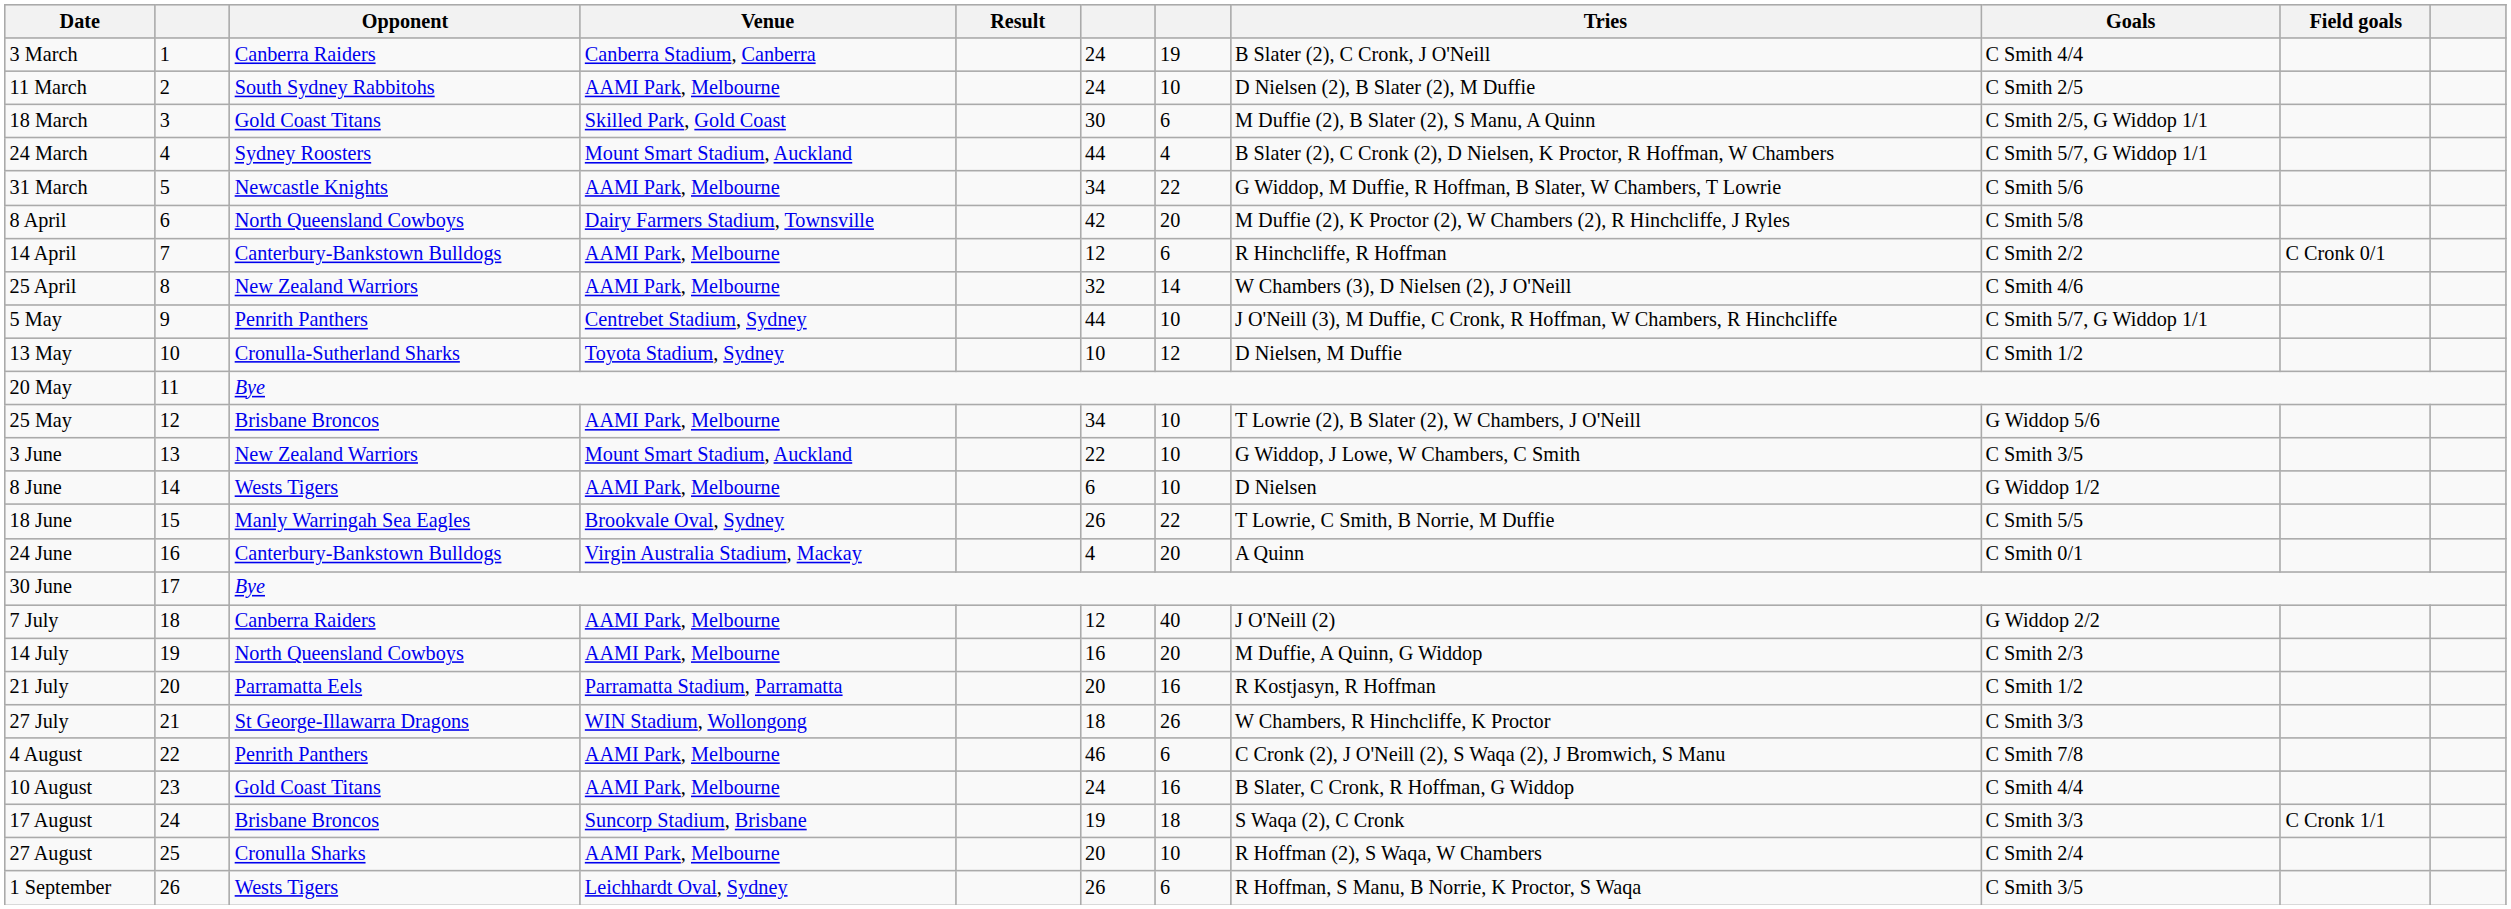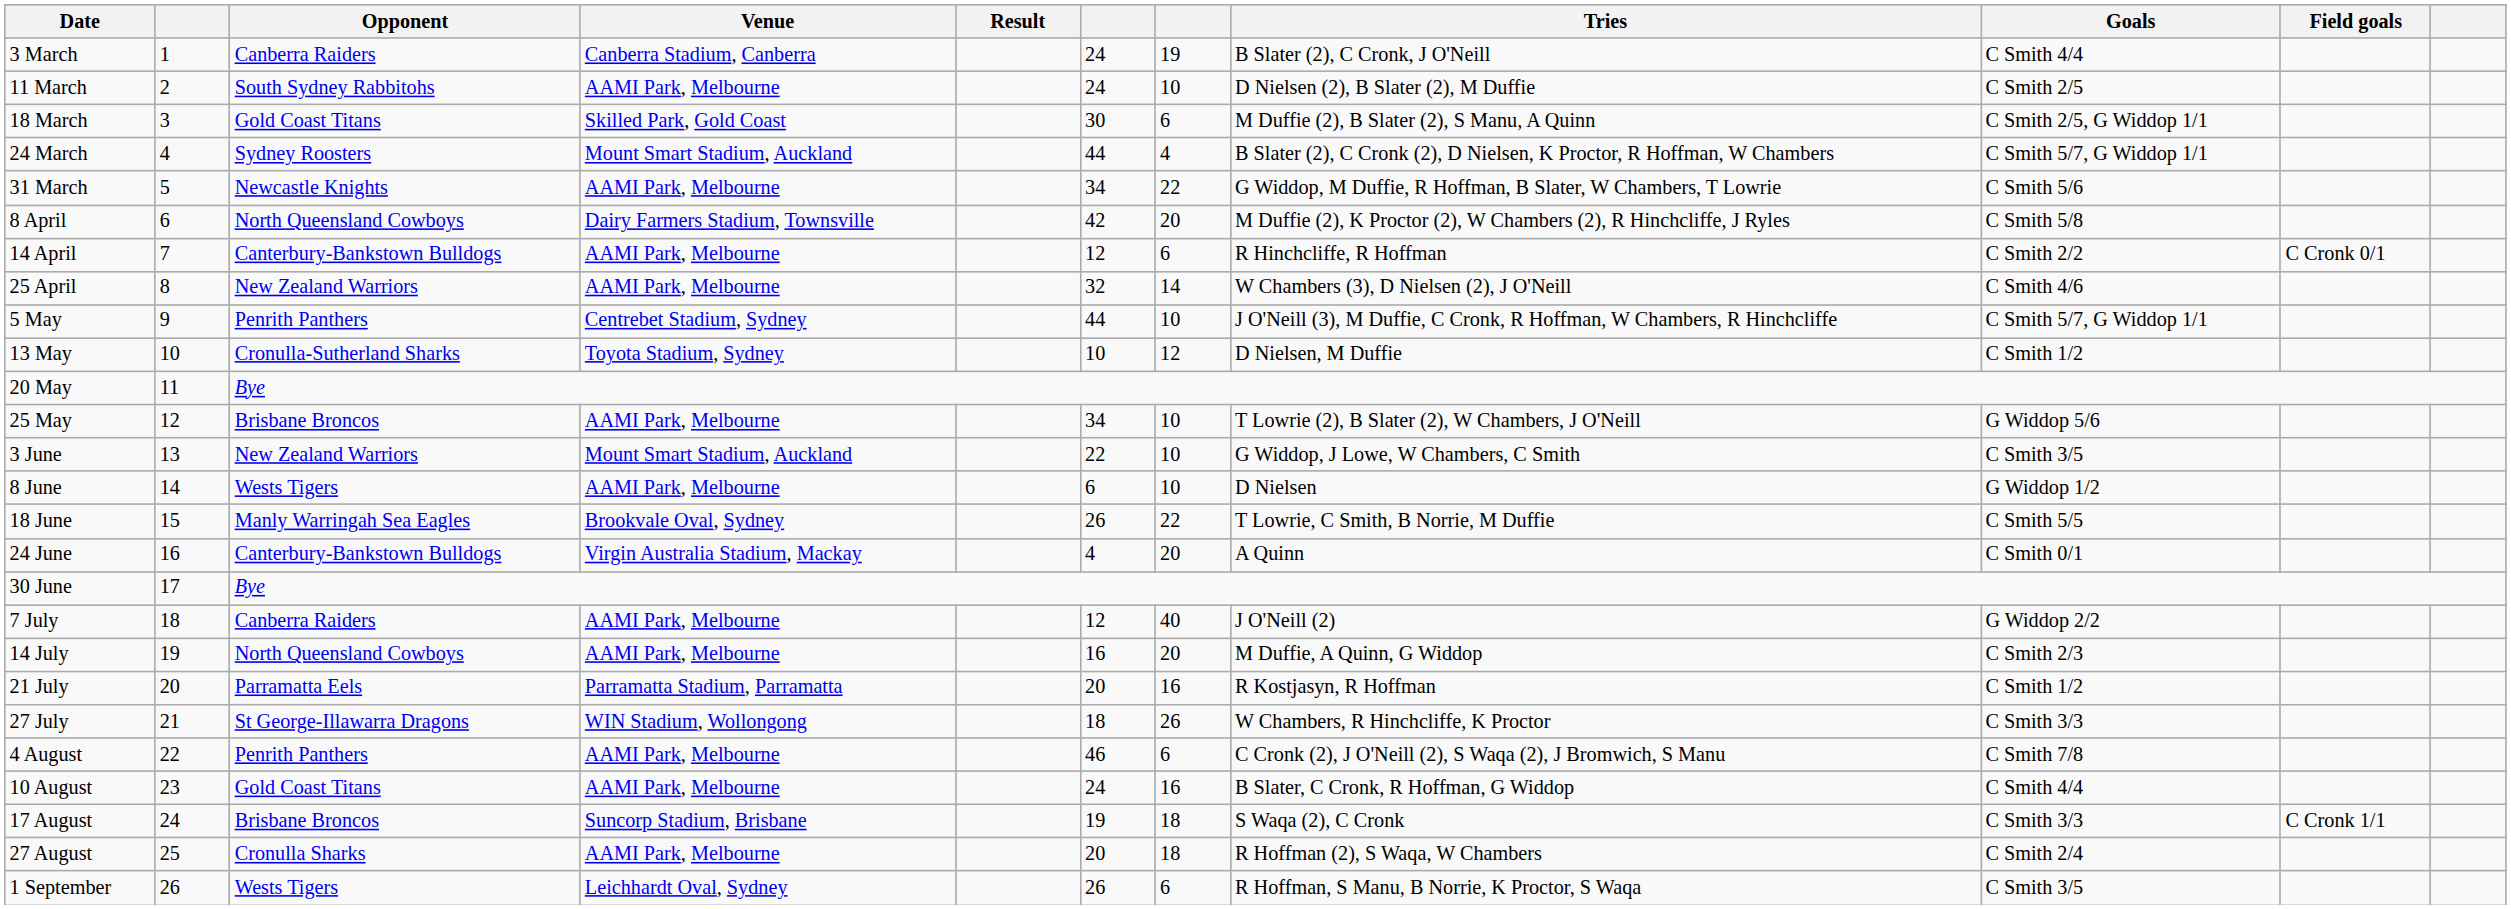(1170, 854) 10 -> (1170, 854) 18
